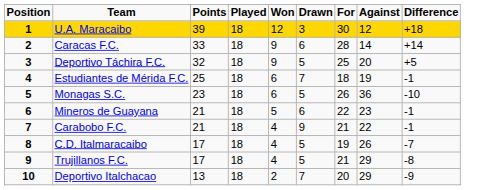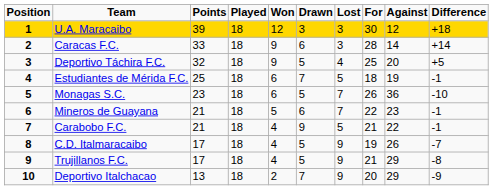+ column: (349, 13)
